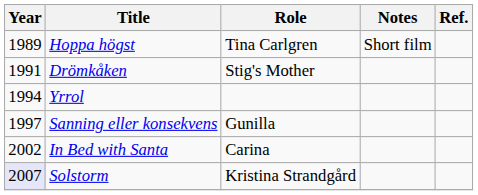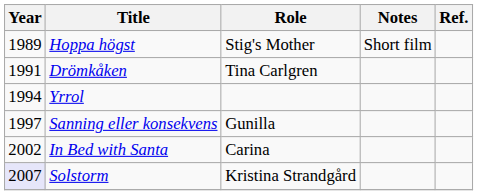(271, 44) Tina Carlgren -> (270, 44) Stig's Mother
(270, 70) Stig's Mother -> (271, 70) Tina Carlgren
